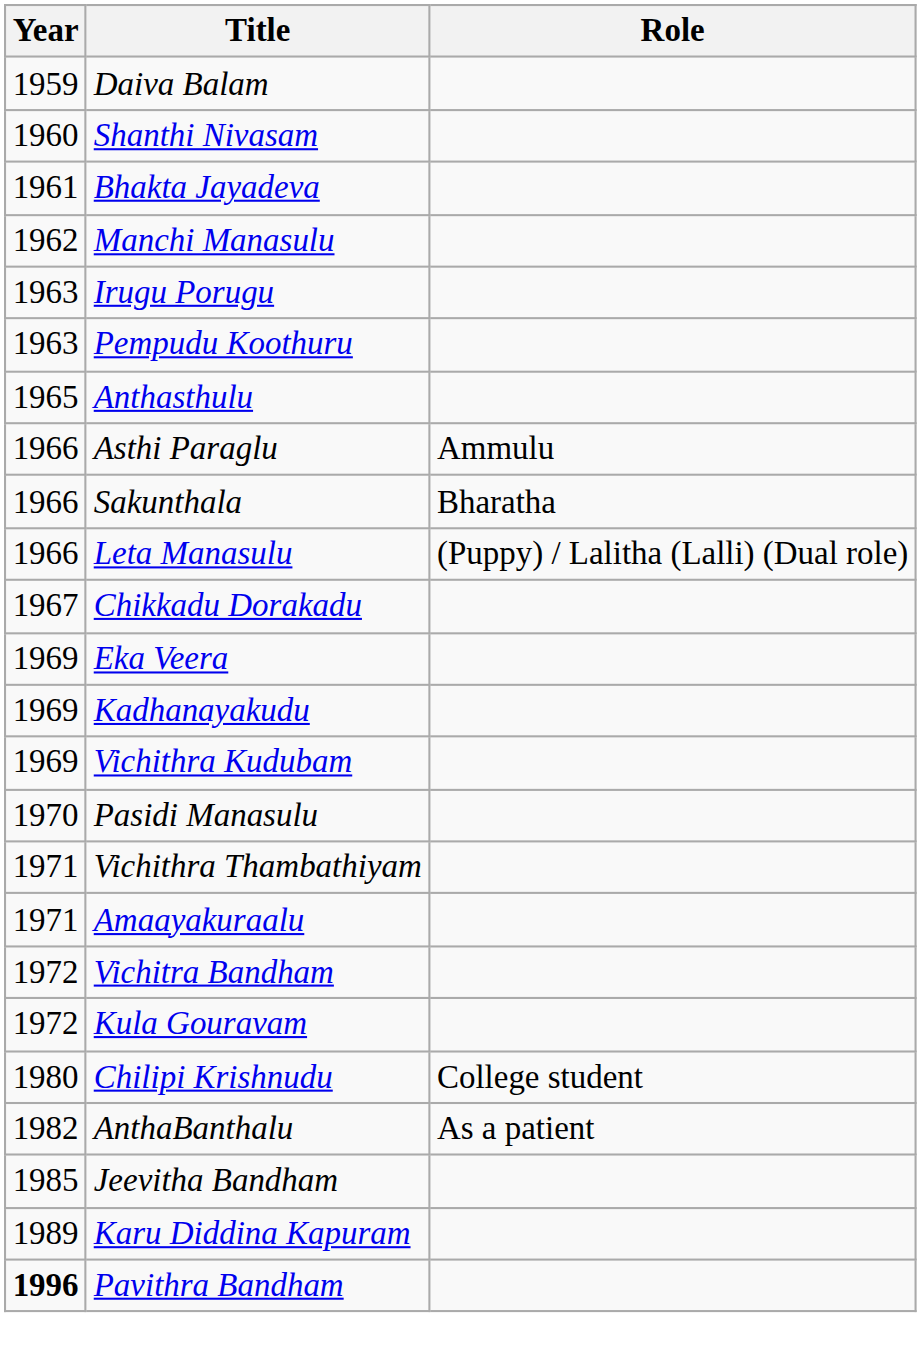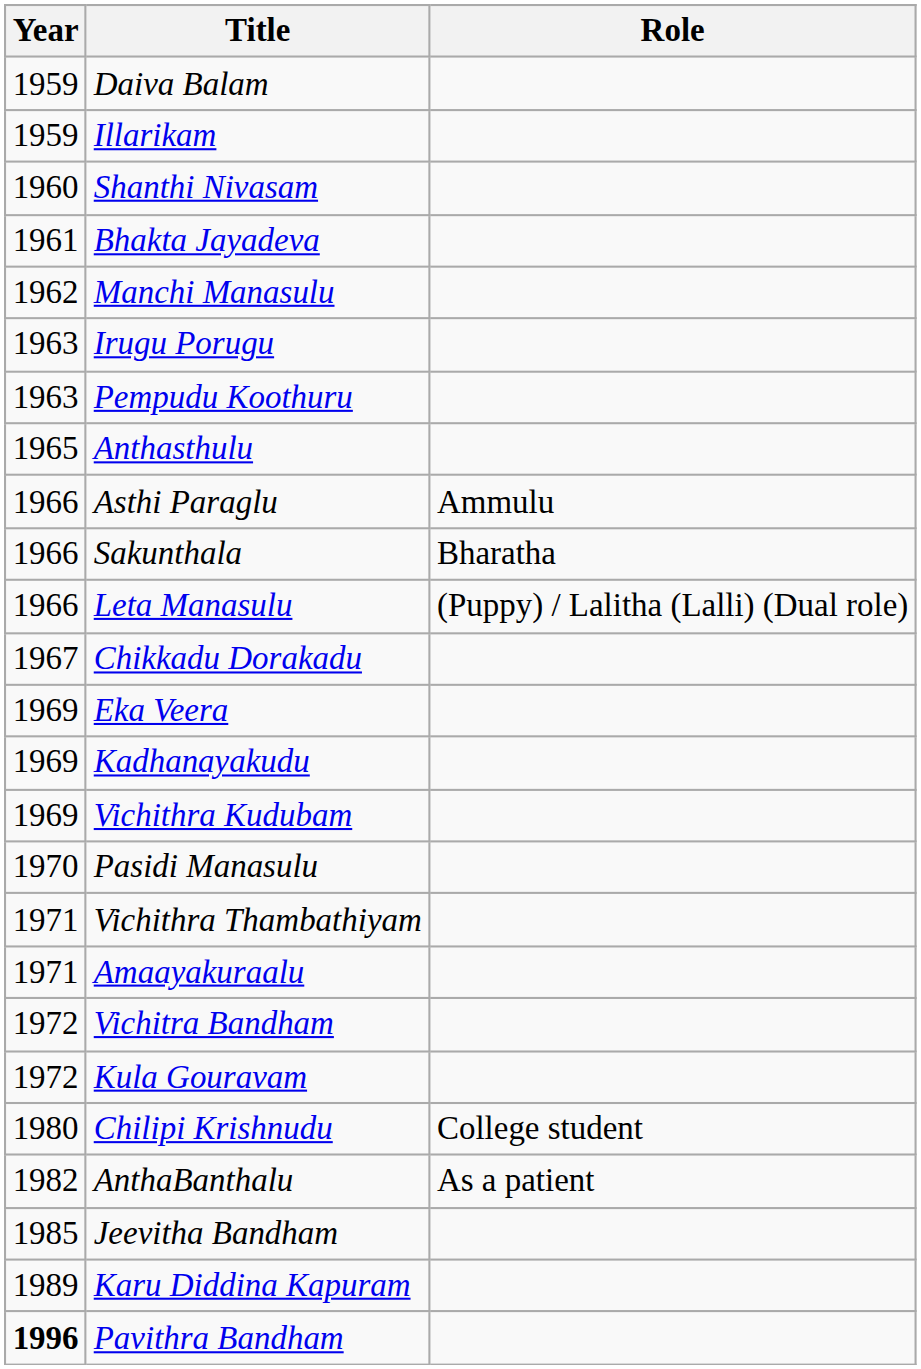+ row: (155, 135)
